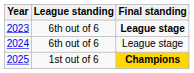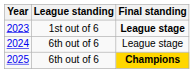(74, 28) 6th out of 6 -> (74, 28) 1st out of 6
(74, 60) 1st out of 6 -> (74, 60) 6th out of 6
